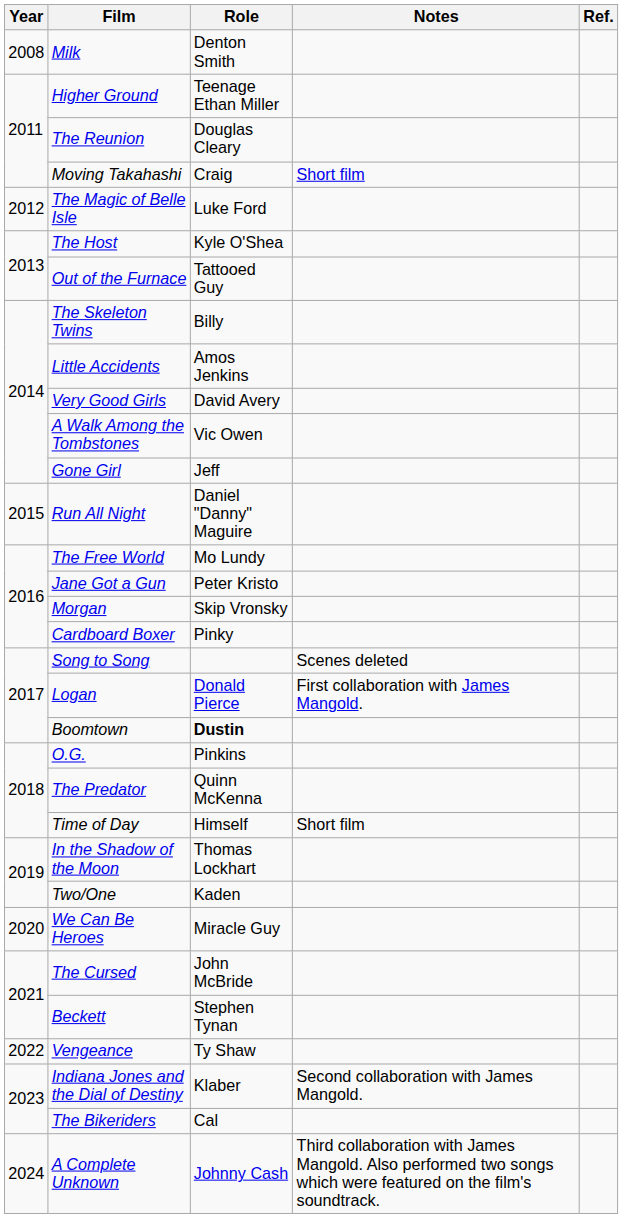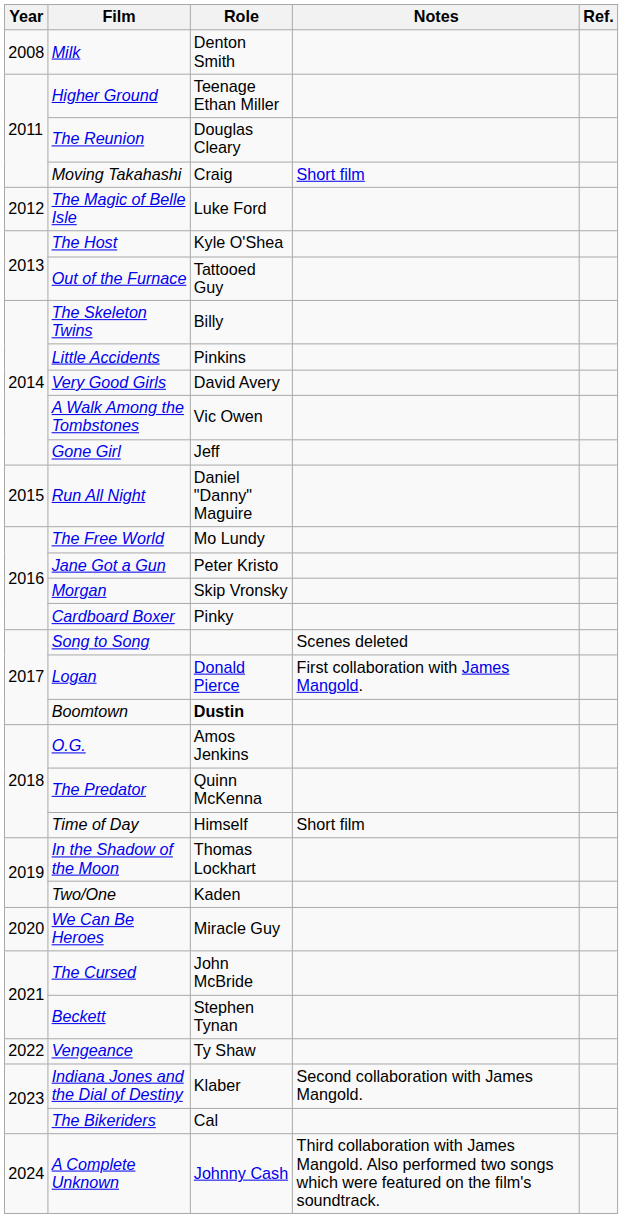(221, 366) Amos Jenkins -> (220, 357) Pinkins
(220, 755) Pinkins -> (221, 746) Amos Jenkins
